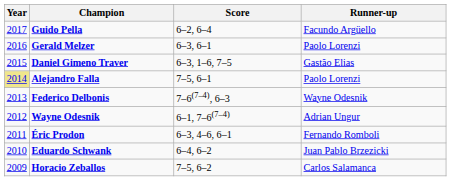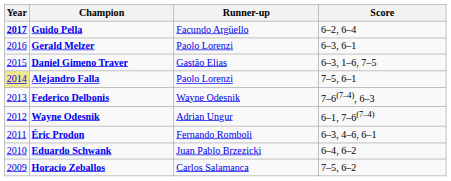columns swapped: (374, 13) <-> (238, 13)
(17, 29) normal -> (17, 29) bold
